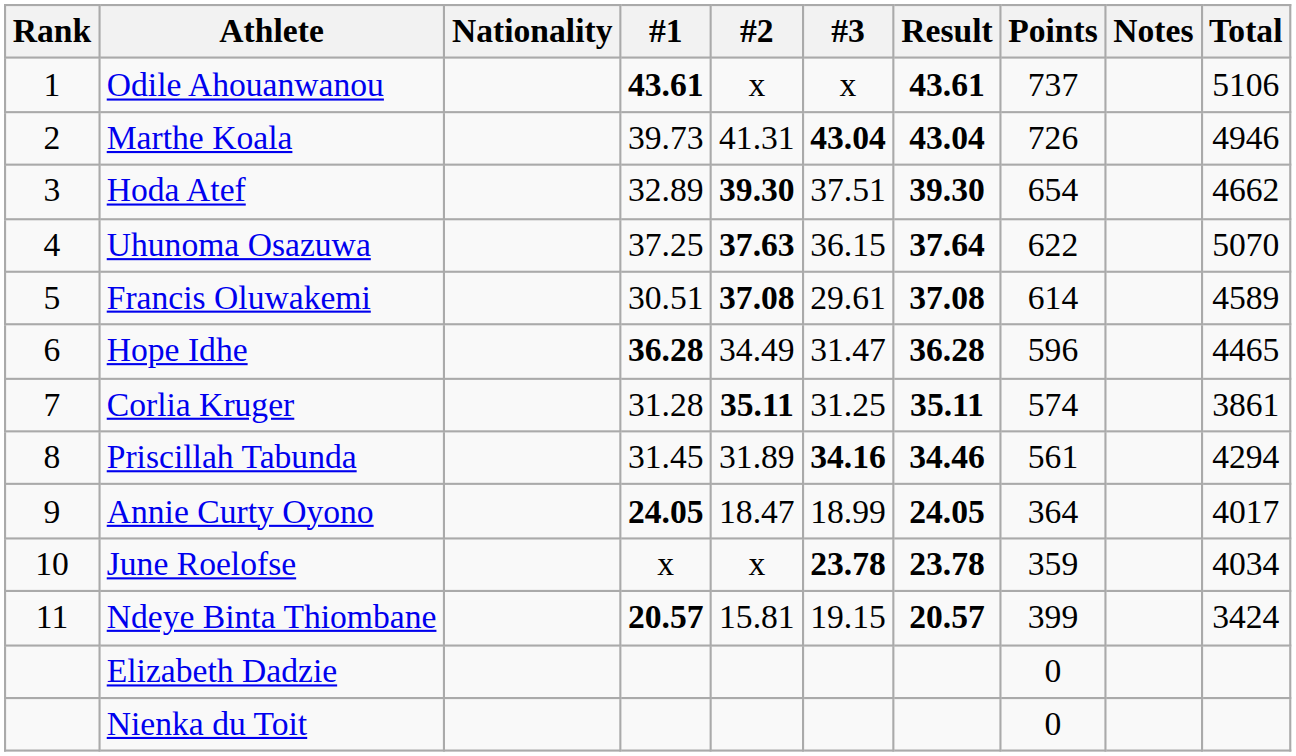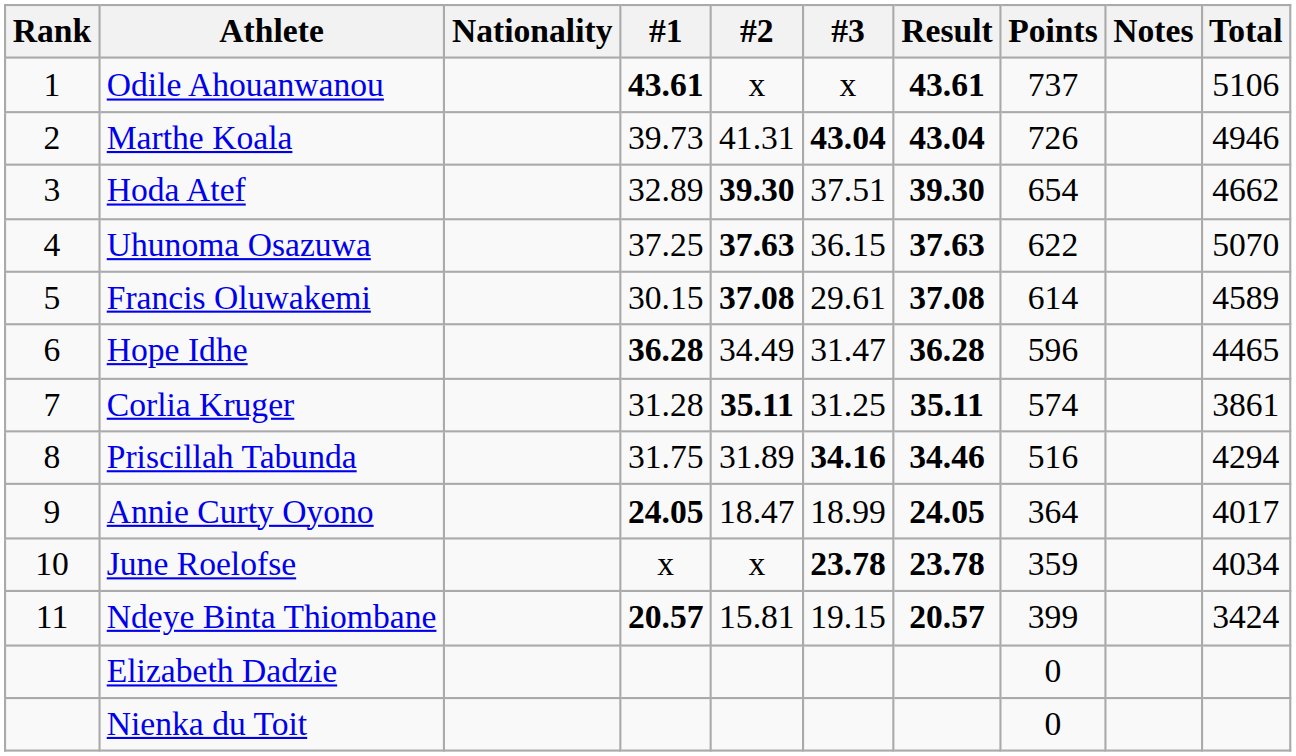(947, 244) 37.64 -> (947, 244) 37.63
(666, 297) 30.51 -> (666, 297) 30.15
(666, 457) 31.45 -> (666, 457) 31.75
(1053, 457) 561 -> (1053, 457) 516
